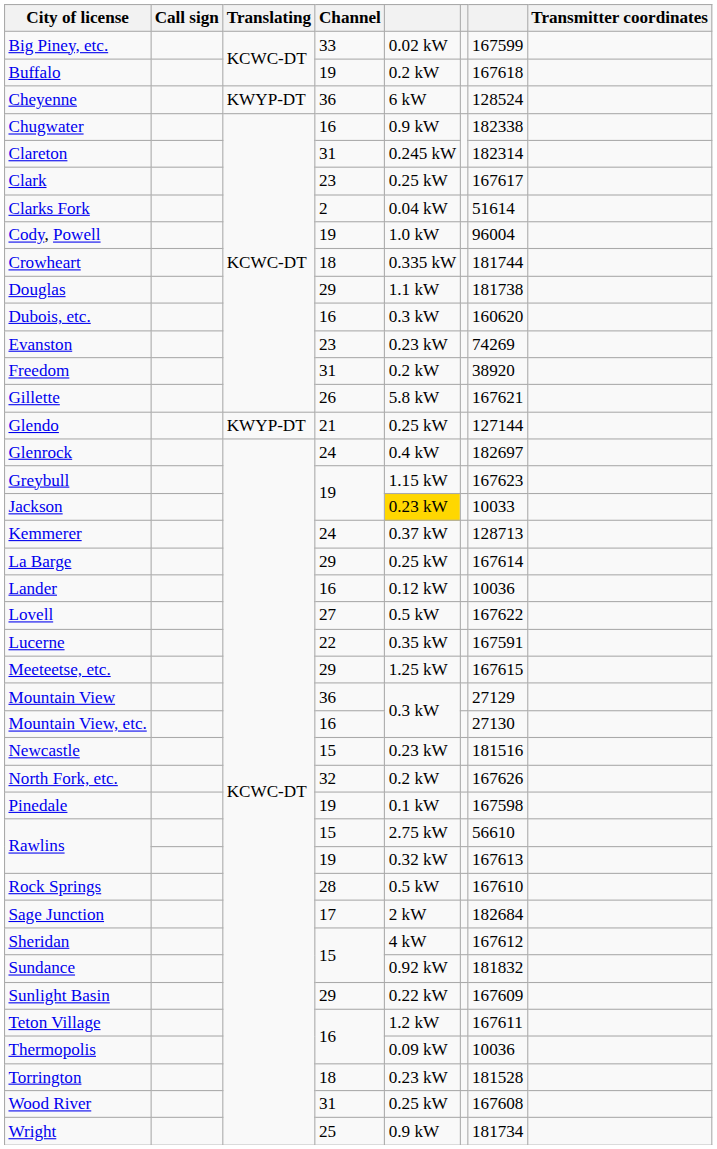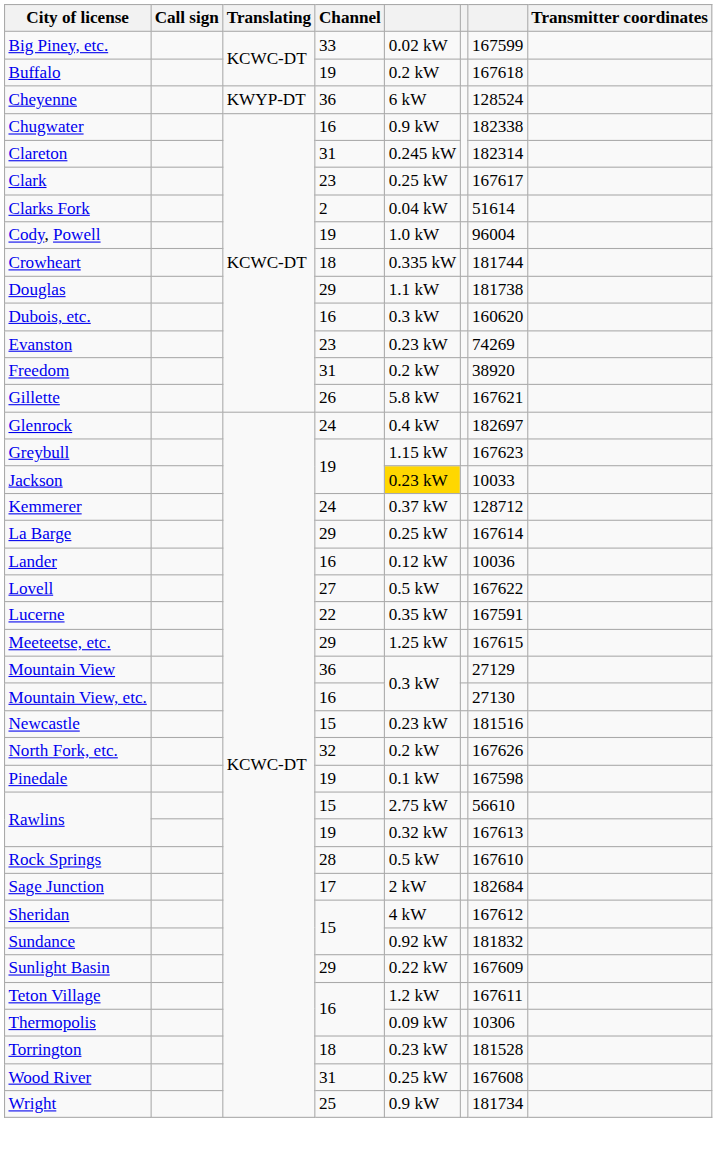- row: (34, 425)
(498, 533) 128713 -> (498, 506) 128712
(493, 1049) 10036 -> (493, 1022) 10306
